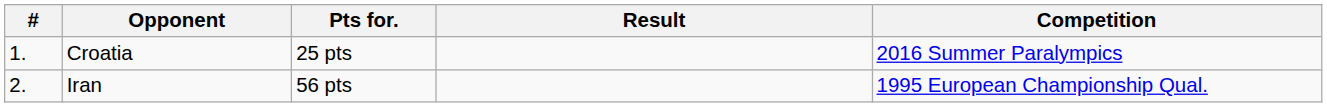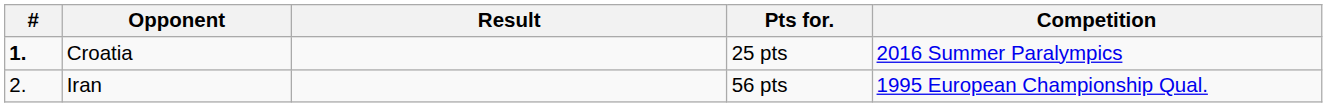columns swapped: (654, 20) <-> (364, 20)
(18, 53) normal -> (18, 53) bold
